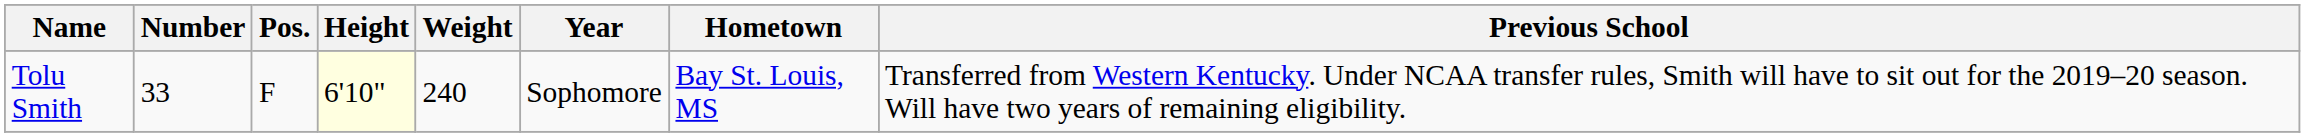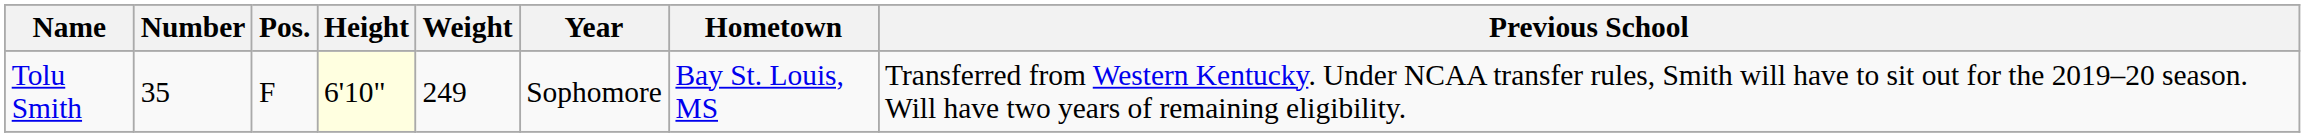(155, 91) 33 -> (155, 91) 35
(445, 91) 240 -> (445, 91) 249
